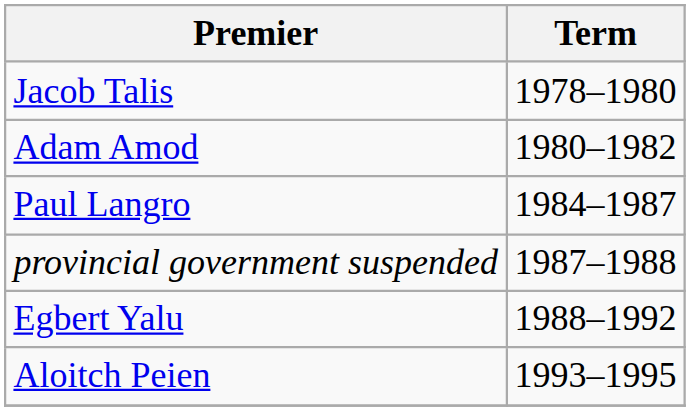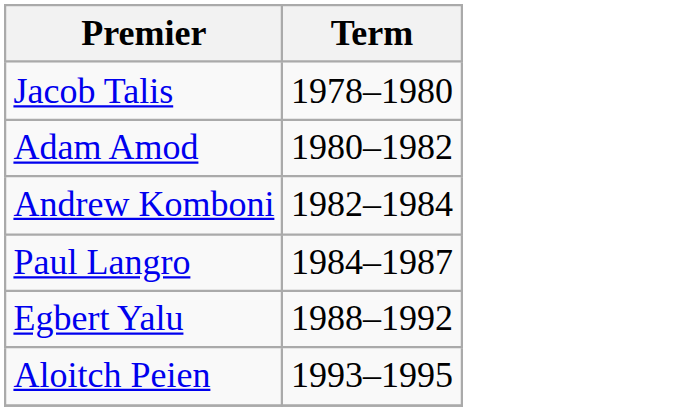+ row: (144, 204)
- row: (256, 261)
